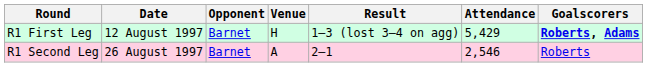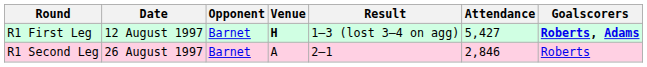(274, 33) normal -> (274, 33) bold
(482, 33) 5,429 -> (482, 33) 5,427
(482, 52) 2,546 -> (482, 52) 2,846
